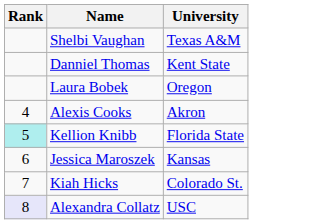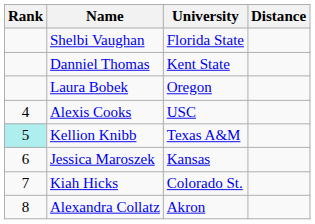+ column: (279, 16)
(204, 40) Texas A&M -> (205, 40) Florida State
(186, 111) Akron -> (181, 111) USC
(205, 135) Florida State -> (204, 135) Texas A&M
(25, 207) lavender background -> (25, 207) no background
(181, 207) USC -> (186, 207) Akron
